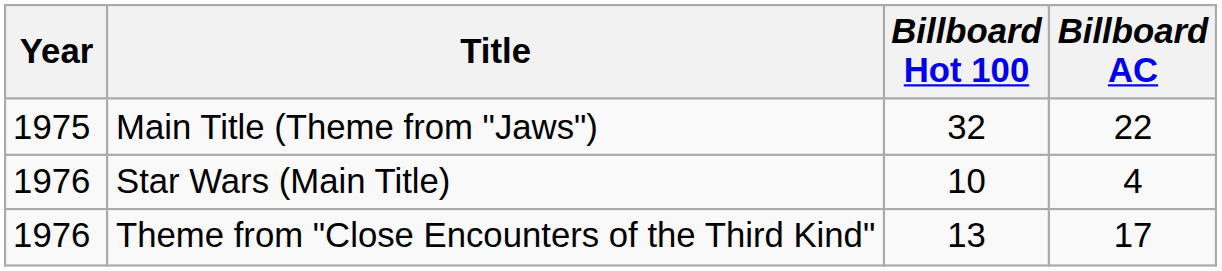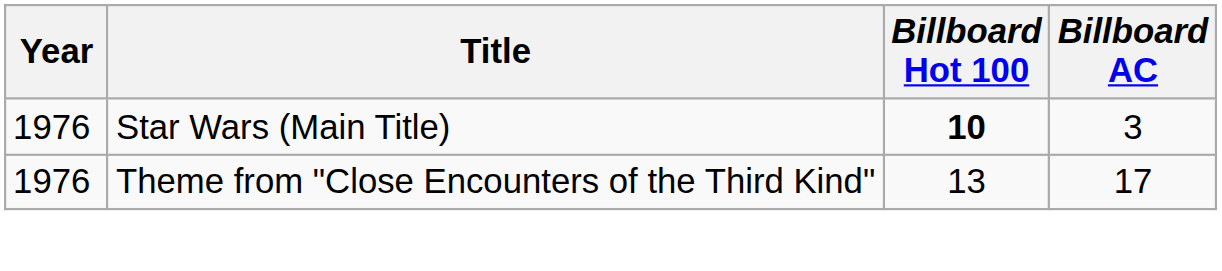- row: (357, 126)
(966, 181) normal -> (966, 126) bold
(1133, 181) 4 -> (1133, 126) 3
